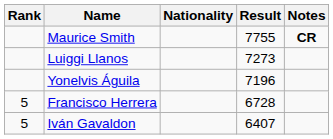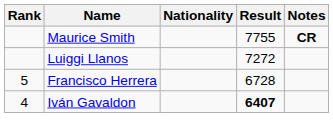(260, 59) 7273 -> (260, 59) 7272
- row: (94, 80)
(24, 124) 5 -> (24, 102) 4
(260, 124) normal -> (260, 102) bold
